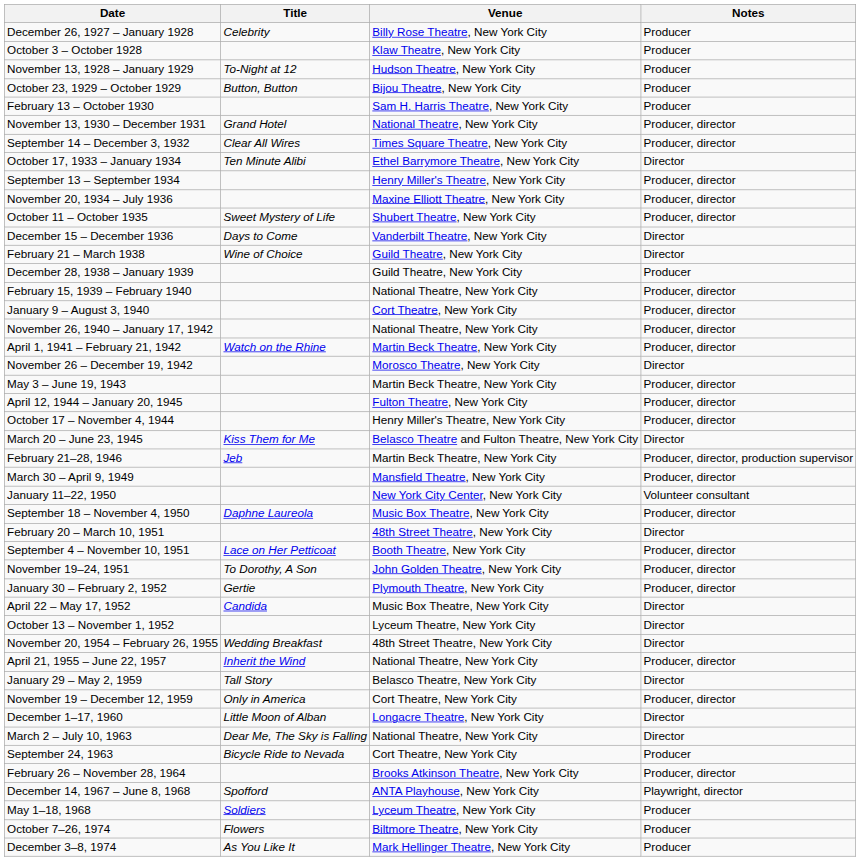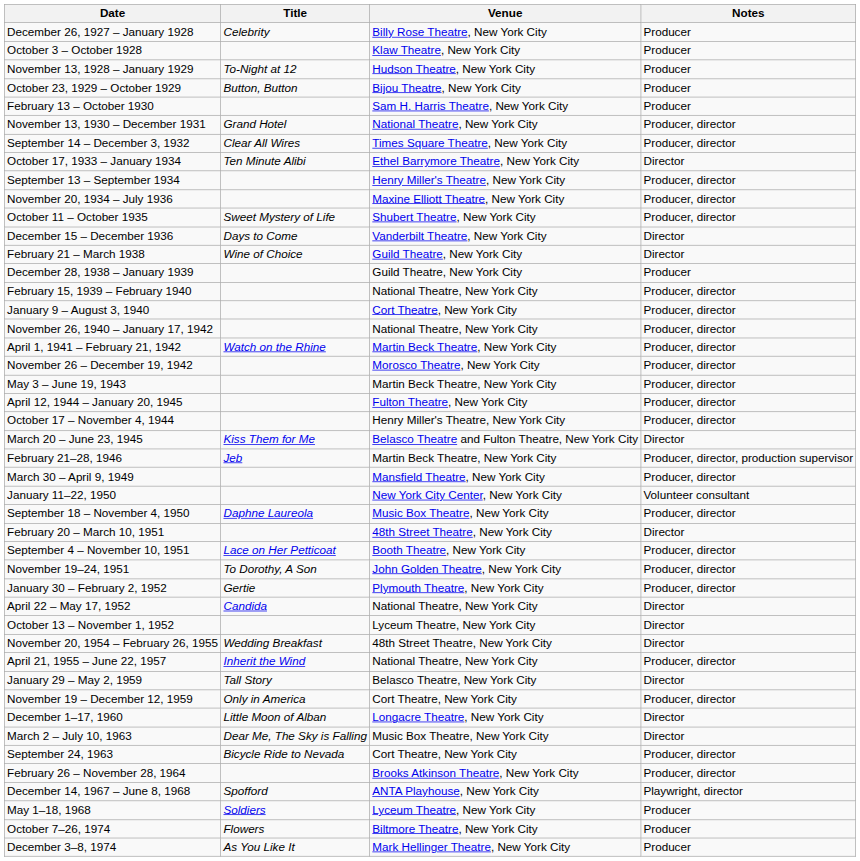(664, 365) Director -> (690, 365) Producer, director
(460, 606) Music Box Theatre, New York City -> (455, 606) National Theatre, New York City
(455, 736) National Theatre, New York City -> (460, 736) Music Box Theatre, New York City
(667, 754) Producer -> (690, 754) Producer, director
